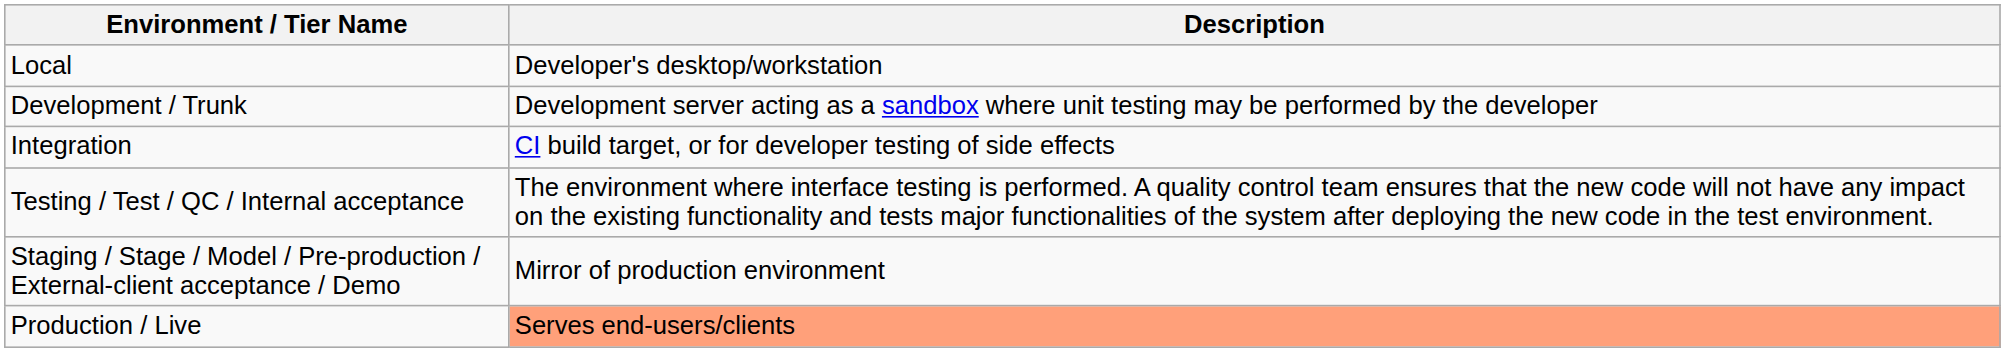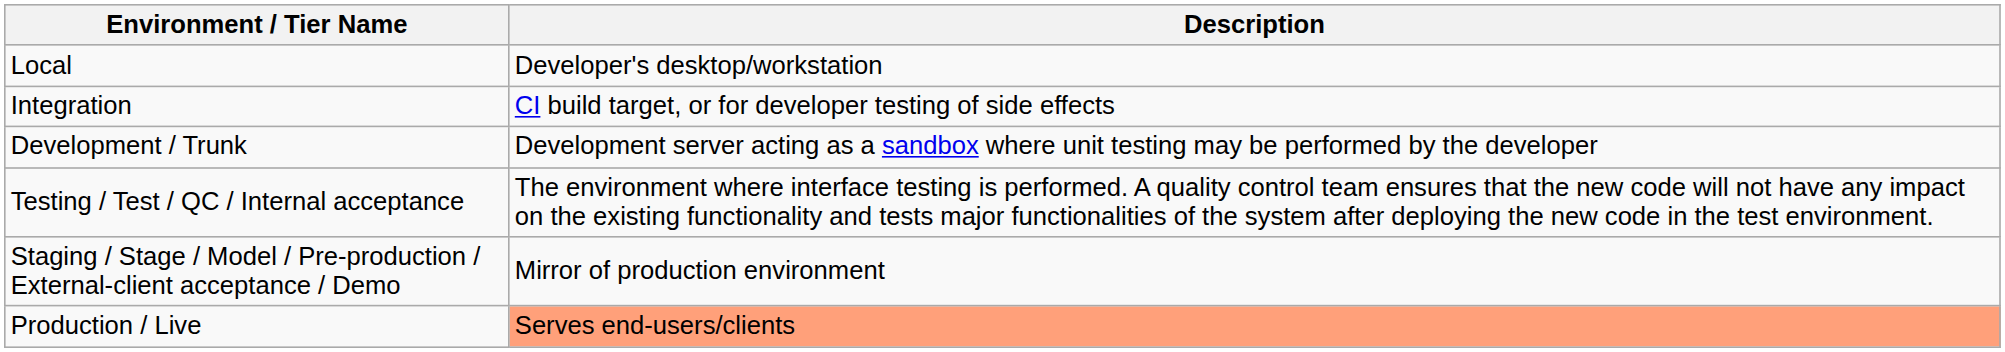rows swapped: (129, 106) <-> (71, 146)
